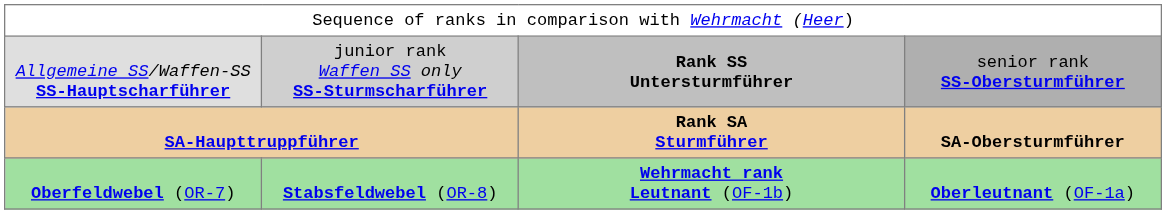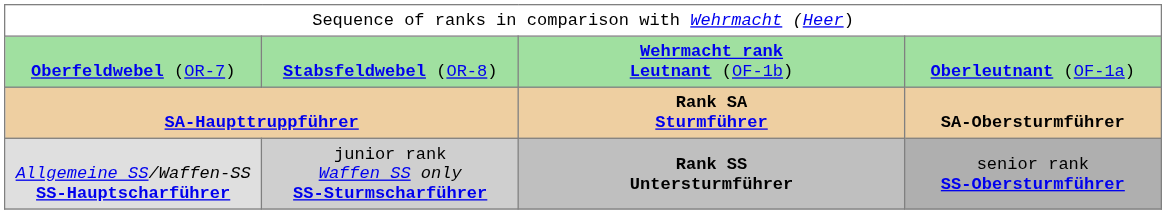rows swapped: (133, 81) <-> (133, 193)
